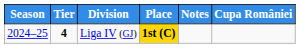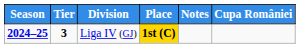(28, 33) normal -> (28, 33) bold
(64, 33) 4 -> (64, 33) 3
